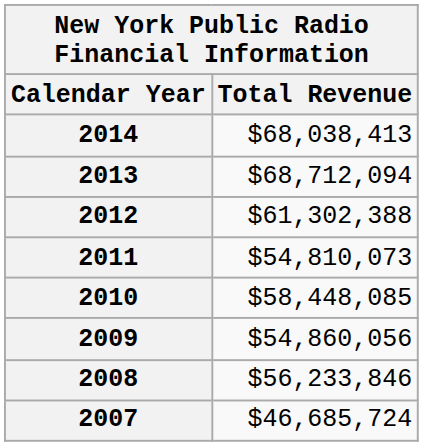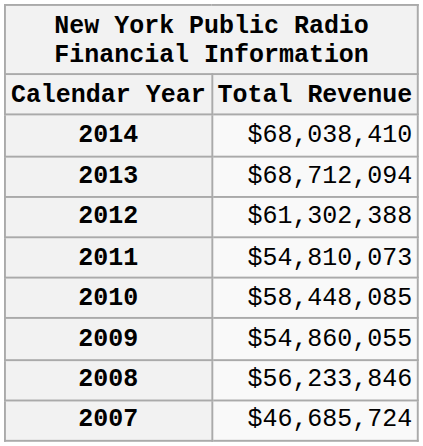(330, 135) $68,038,413 -> (330, 135) $68,038,410
(330, 339) $54,860,056 -> (330, 339) $54,860,055
